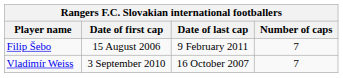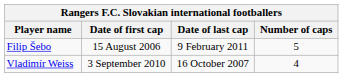(296, 47) 7 -> (296, 47) 5
(296, 64) 7 -> (296, 64) 4
